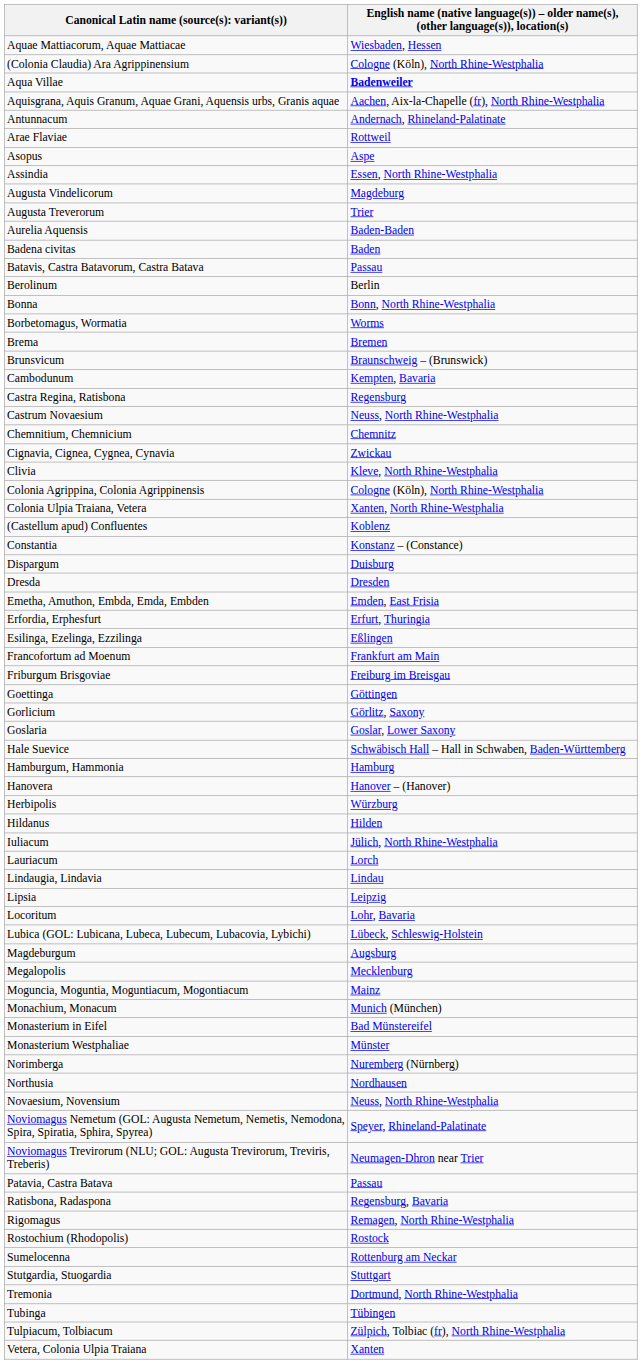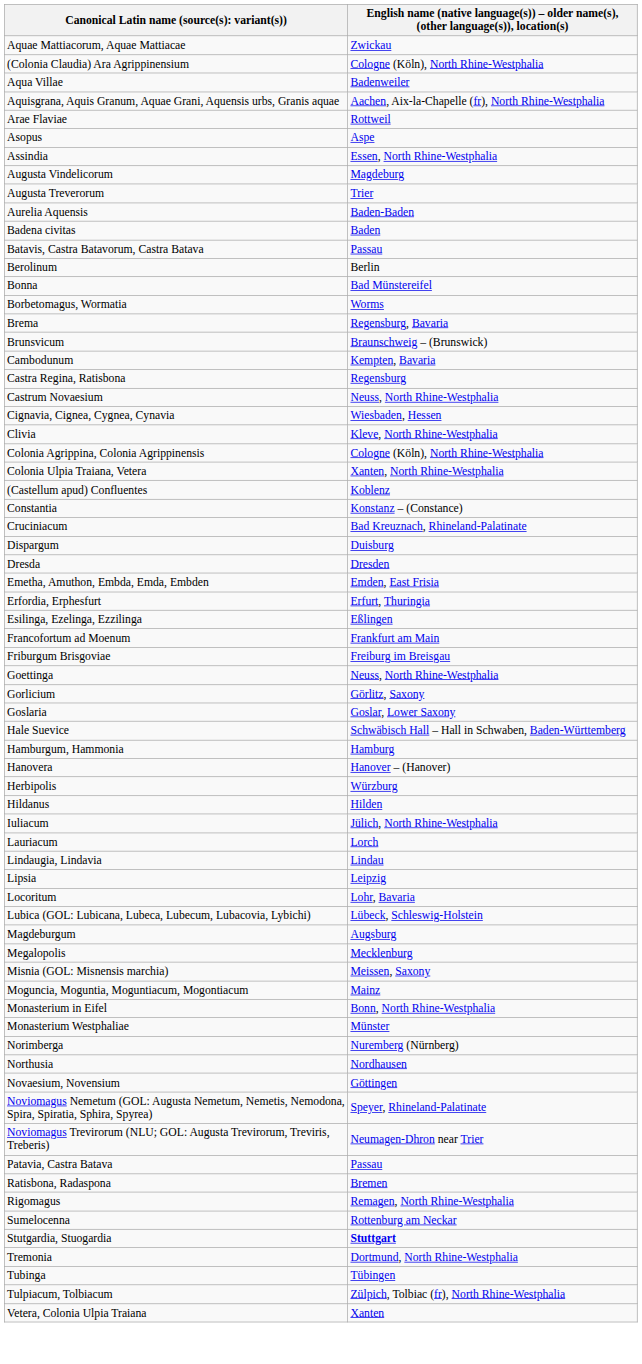(396, 45) Wiesbaden, Hessen -> (371, 45) Zwickau
(382, 82) bold -> (380, 82) normal
- row: (37, 119)
(423, 304) Bonn, North Rhine-Westphalia -> (391, 286) Bad Münstereifel
(369, 341) Bremen -> (399, 323) Regensburg, Bavaria
- row: (69, 434)
(371, 452) Zwickau -> (396, 415) Wiesbaden, Hessen
+ row: (37, 527)
(374, 693) Göttingen -> (424, 675) Neuss, North Rhine-Westphalia
+ row: (88, 971)
- row: (62, 1008)
(391, 1027) Bad Münstereifel -> (423, 1008) Bonn, North Rhine-Westphalia
(424, 1101) Neuss, North Rhine-Westphalia -> (374, 1082) Göttingen
(399, 1201) Regensburg, Bavaria -> (369, 1183) Bremen
- row: (68, 1238)
(371, 1275) normal -> (373, 1238) bold
